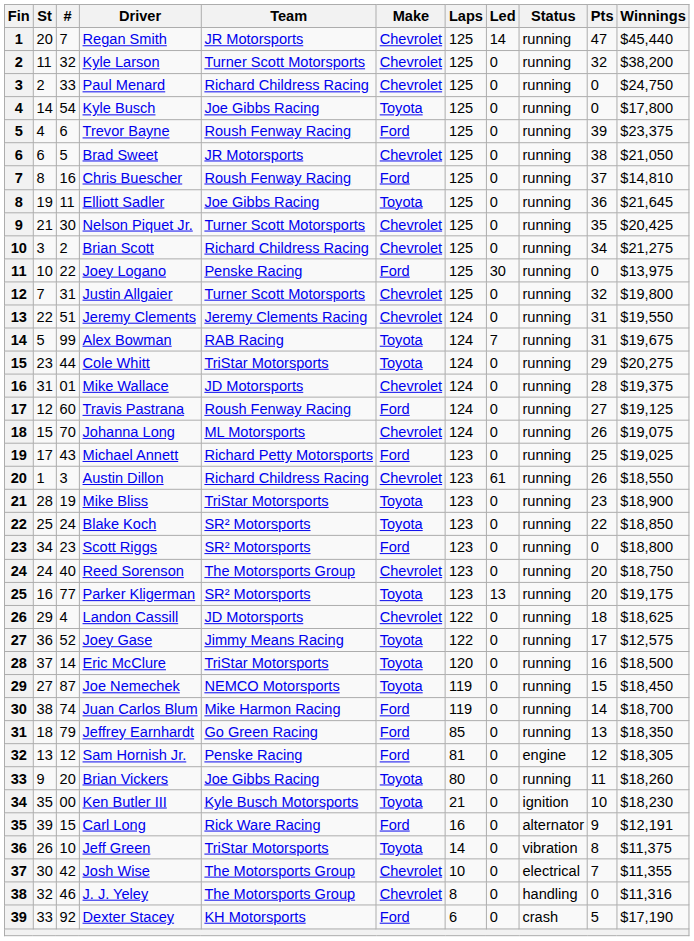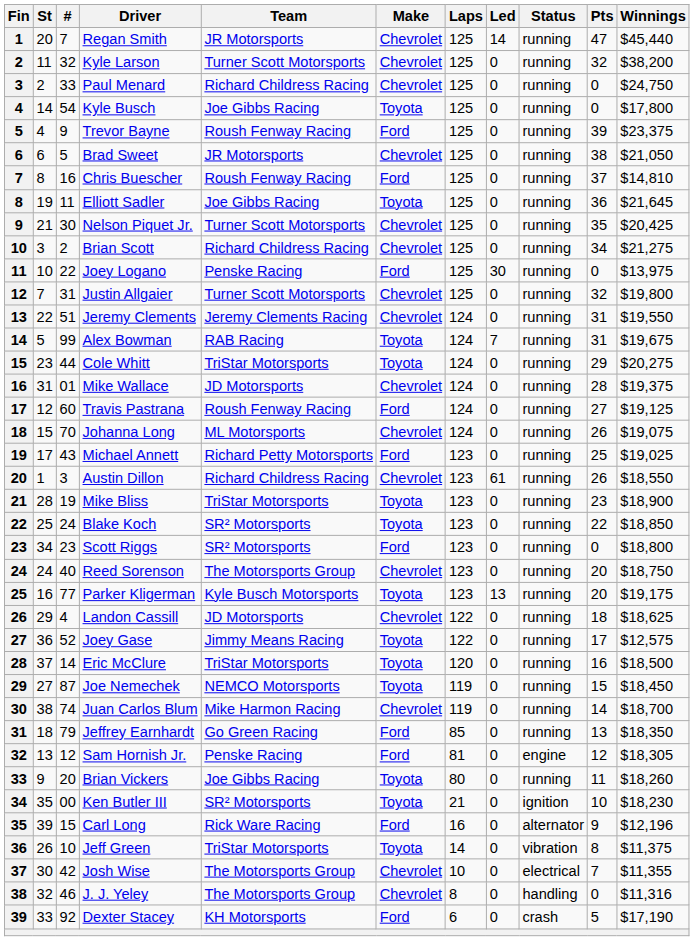(64, 132) 6 -> (64, 132) 9
(257, 594) SR² Motorsports -> (281, 594) Kyle Busch Motorsports
(395, 709) Ford -> (411, 709) Chevrolet
(281, 802) Kyle Busch Motorsports -> (257, 802) SR² Motorsports
(647, 825) $12,191 -> (647, 825) $12,196
